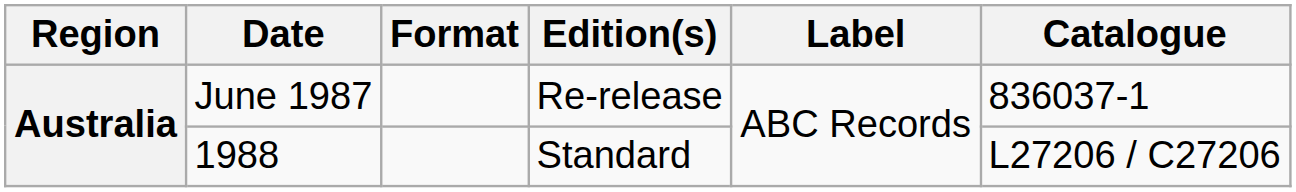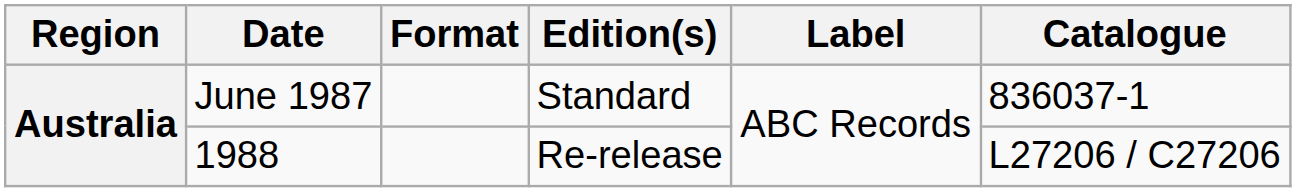(630, 95) Re-release -> (614, 95) Standard
(614, 155) Standard -> (630, 155) Re-release
